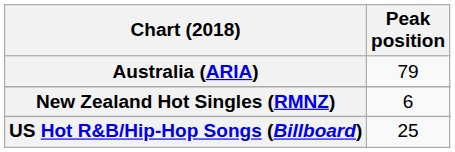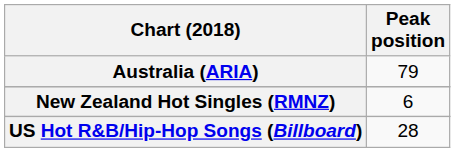(408, 131) 25 -> (408, 131) 28
